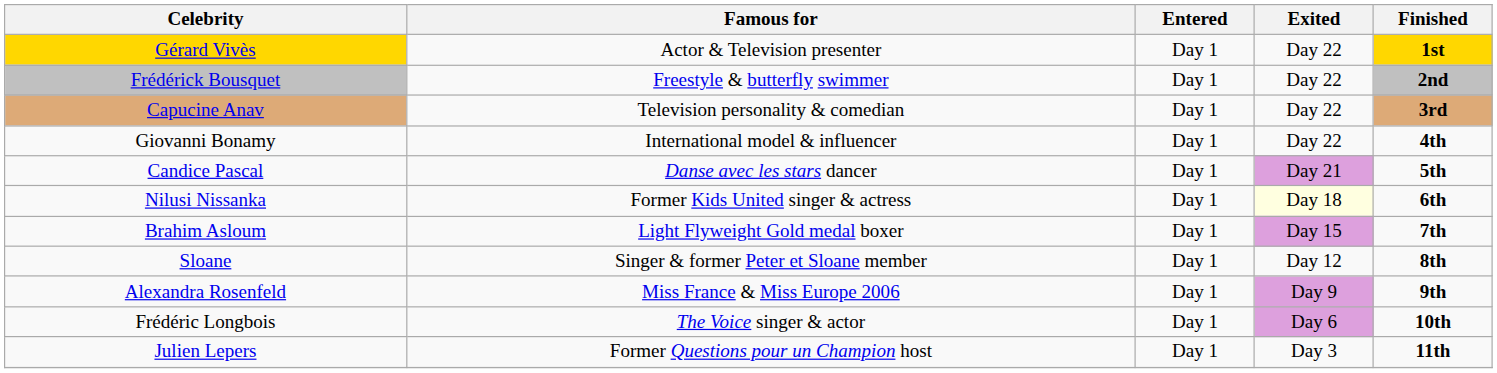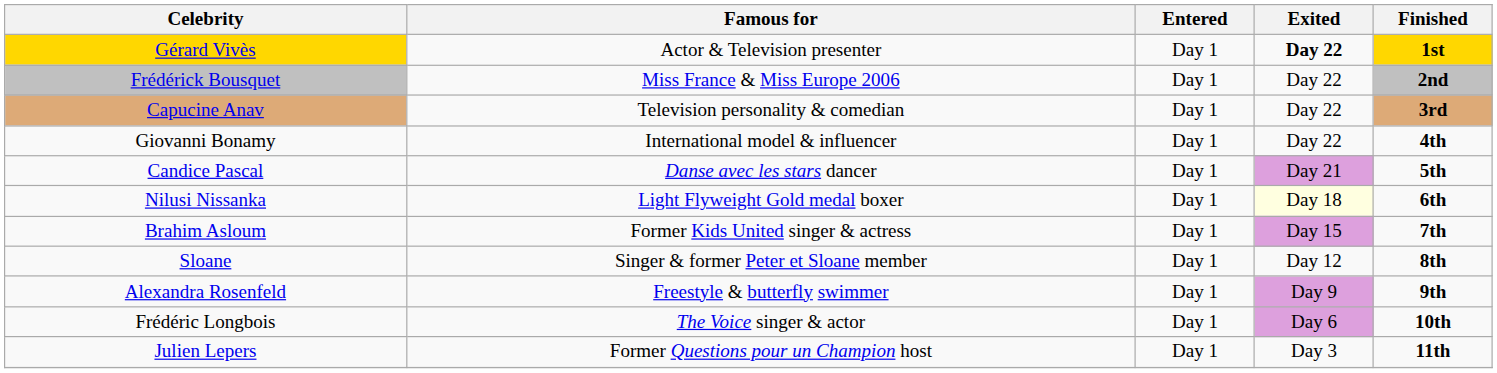(1314, 49) normal -> (1314, 49) bold
(771, 79) Freestyle & butterfly swimmer -> (771, 79) Miss France & Miss Europe 2006
(771, 200) Former Kids United singer & actress -> (771, 200) Light Flyweight Gold medal boxer
(771, 230) Light Flyweight Gold medal boxer -> (771, 230) Former Kids United singer & actress
(771, 291) Miss France & Miss Europe 2006 -> (771, 291) Freestyle & butterfly swimmer
